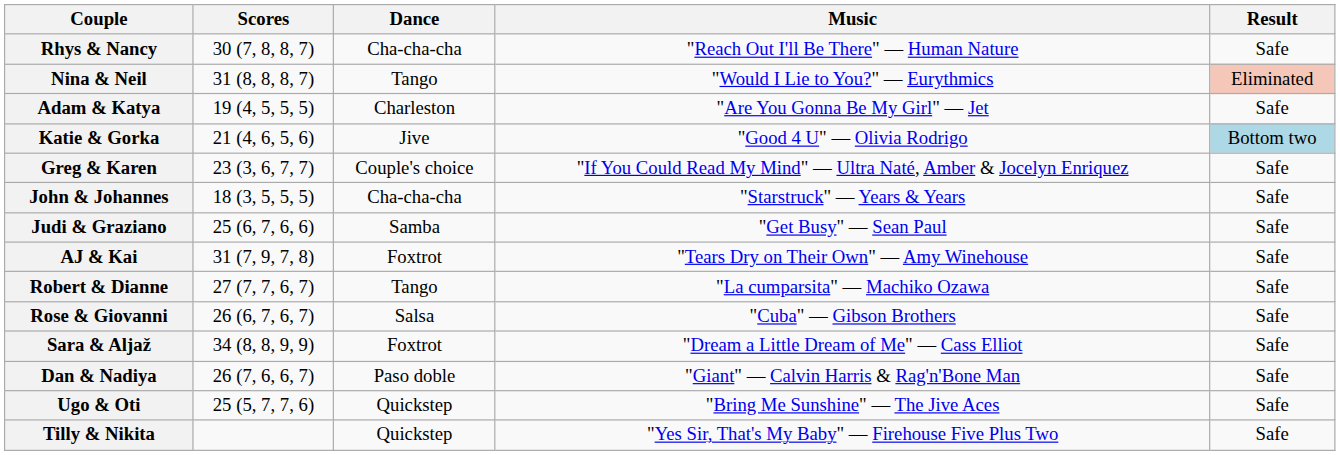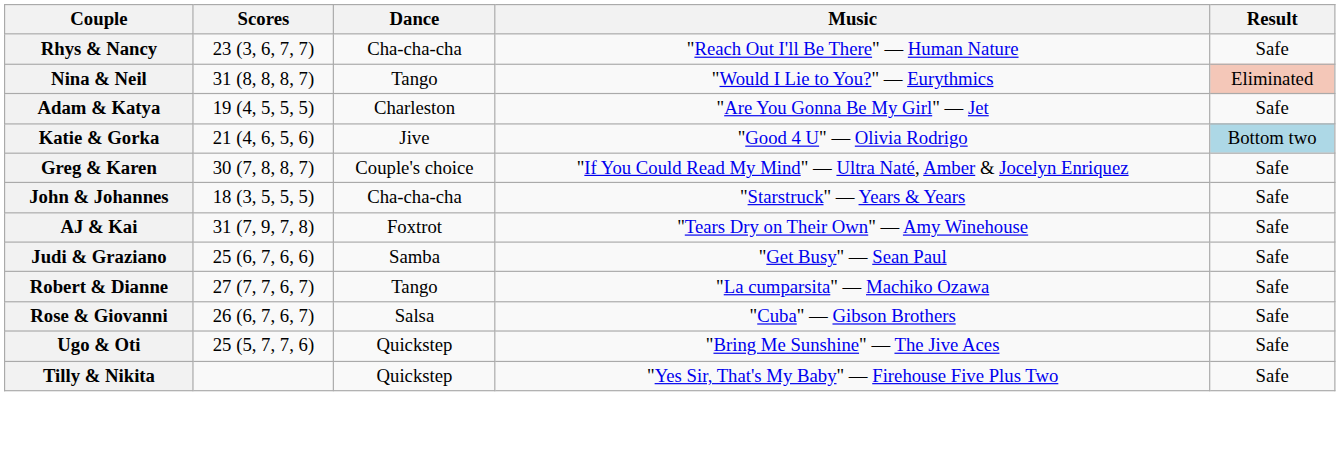(263, 49) 30 (7, 8, 8, 7) -> (263, 49) 23 (3, 6, 7, 7)
(263, 167) 23 (3, 6, 7, 7) -> (263, 167) 30 (7, 8, 8, 7)
rows swapped: (99, 256) <-> (99, 227)
- row: (99, 345)
- row: (99, 375)
